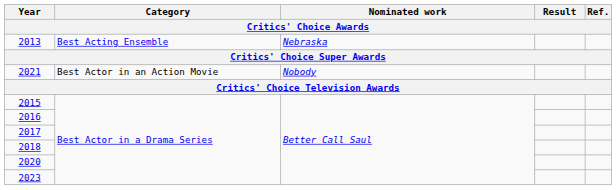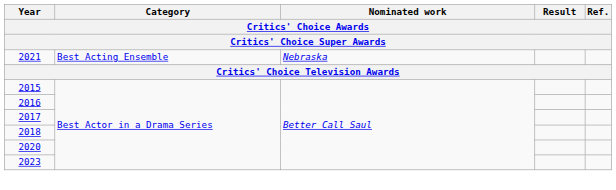- row: (30, 42)
(138, 72) Best Actor in an Action Movie -> (113, 57) Best Acting Ensemble
(300, 72) Nobody -> (305, 57) Nebraska
